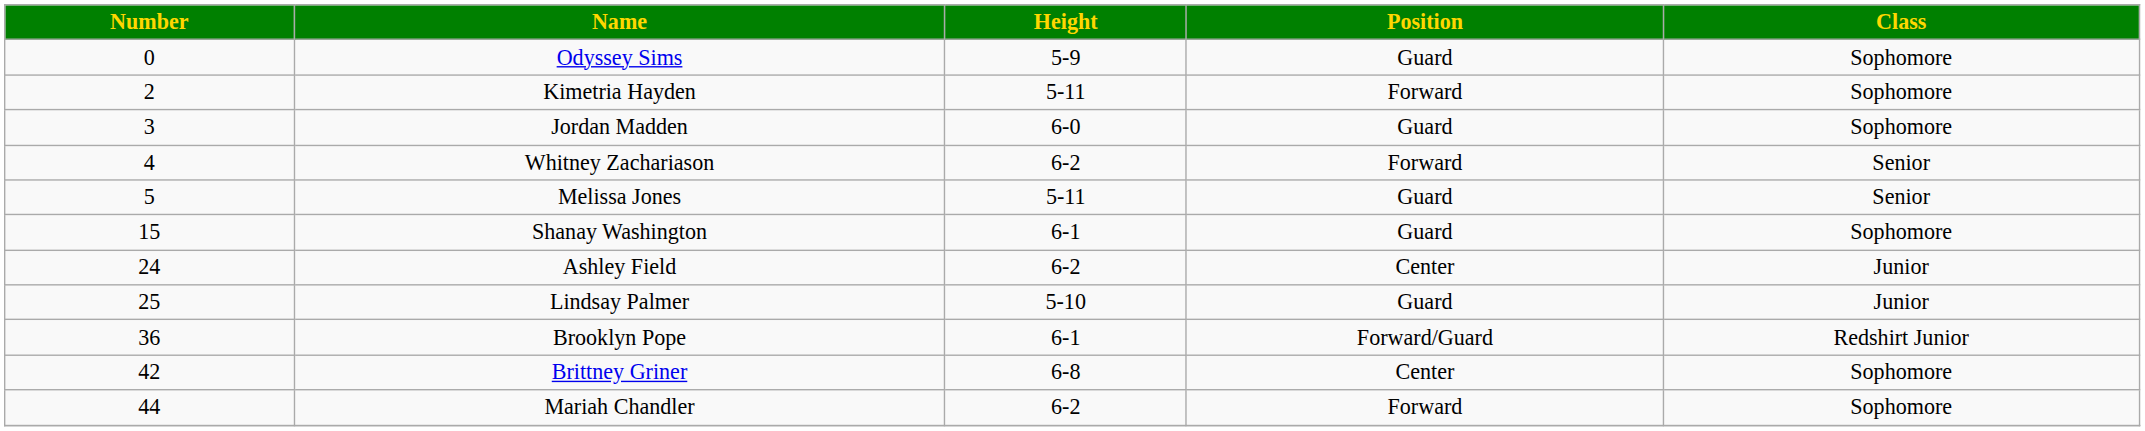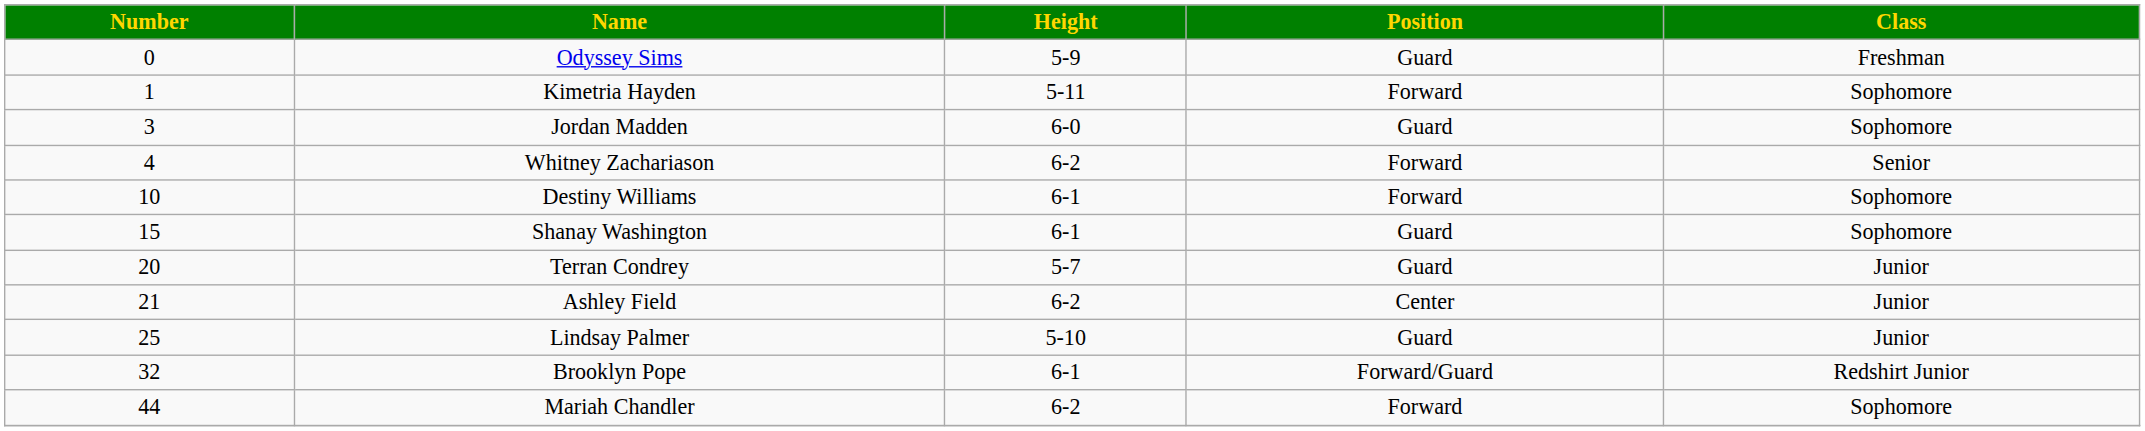(1901, 57) Sophomore -> (1901, 57) Freshman
(149, 92) 2 -> (149, 92) 1
- row: (620, 197)
+ row: (620, 197)
+ row: (620, 267)
(149, 267) 24 -> (149, 302) 21
(149, 337) 36 -> (149, 372) 32
- row: (620, 372)
